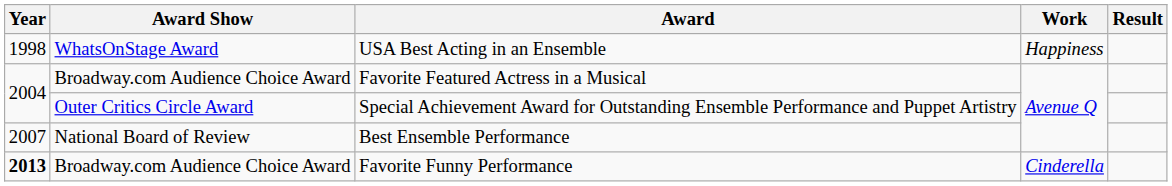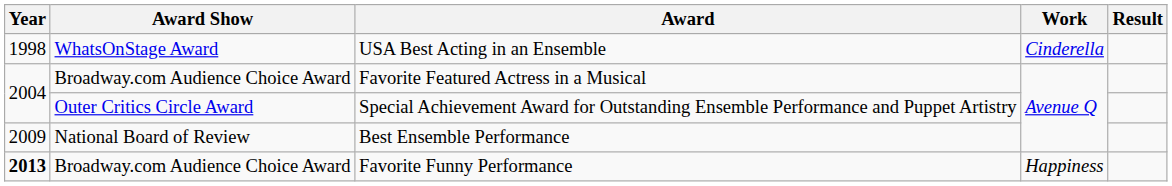(1064, 48) Happiness -> (1065, 48) Cinderella
(27, 136) 2007 -> (27, 136) 2009
(1065, 166) Cinderella -> (1064, 166) Happiness
